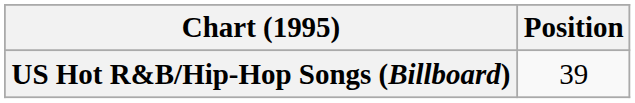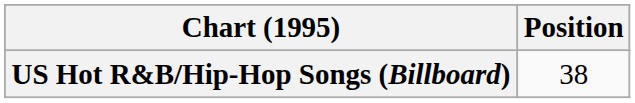(574, 73) 39 -> (574, 73) 38
